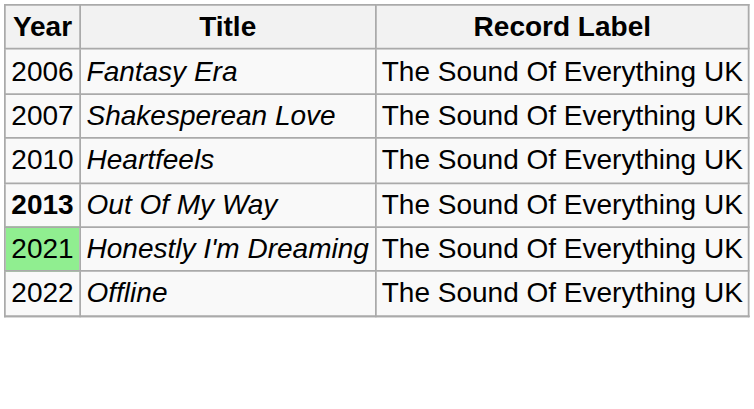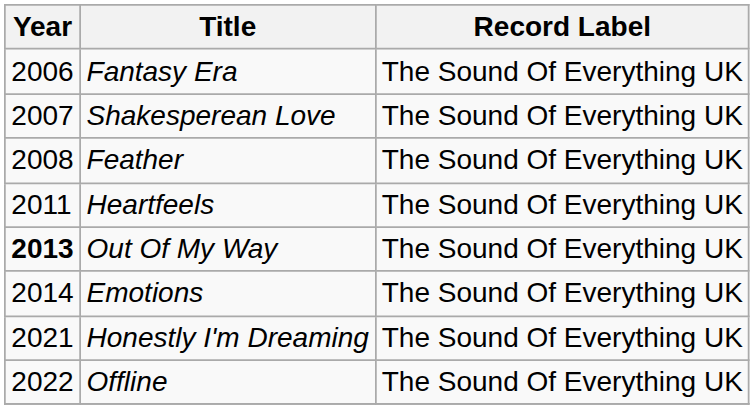+ row: (135, 159)
(42, 159) 2010 -> (41, 204) 2011
+ row: (145, 293)
(42, 248) lightgreen background -> (42, 337) no background
